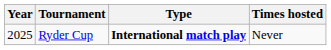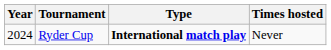(20, 34) 2025 -> (20, 34) 2024
